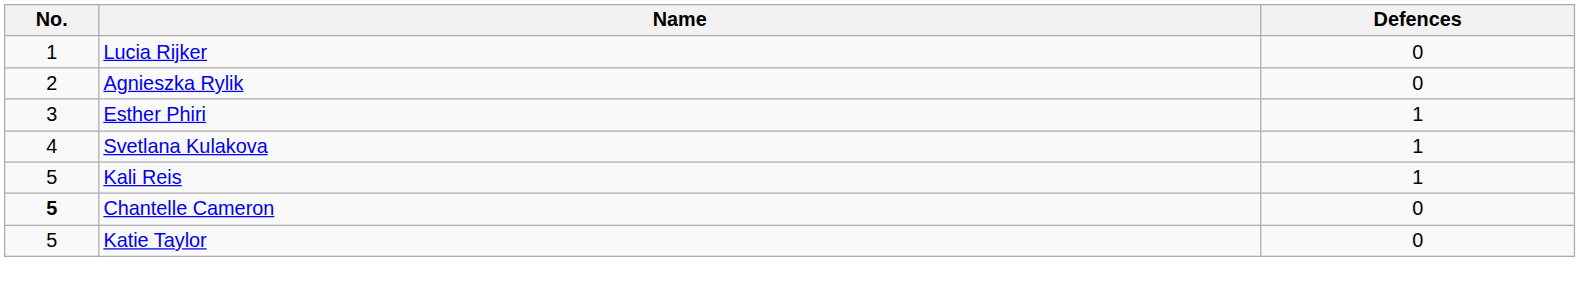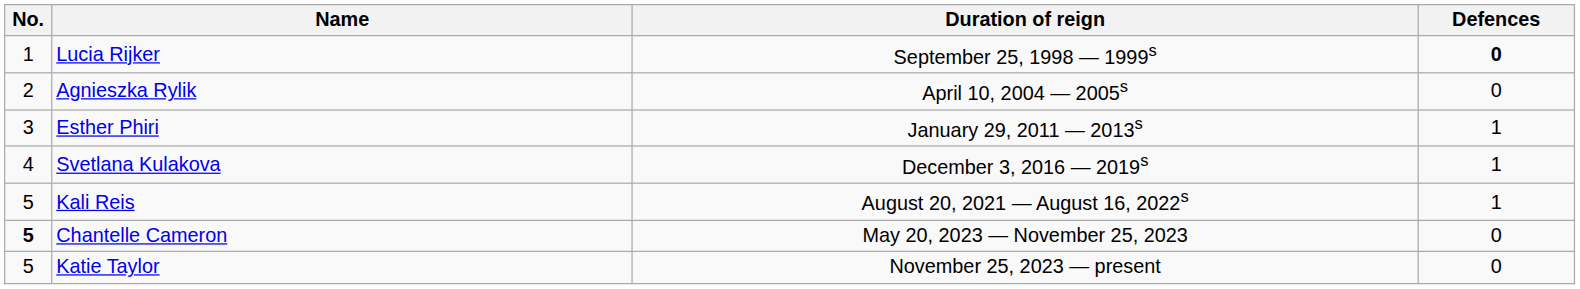+ column: (1025, 20)
(1418, 51) normal -> (1496, 54) bold
